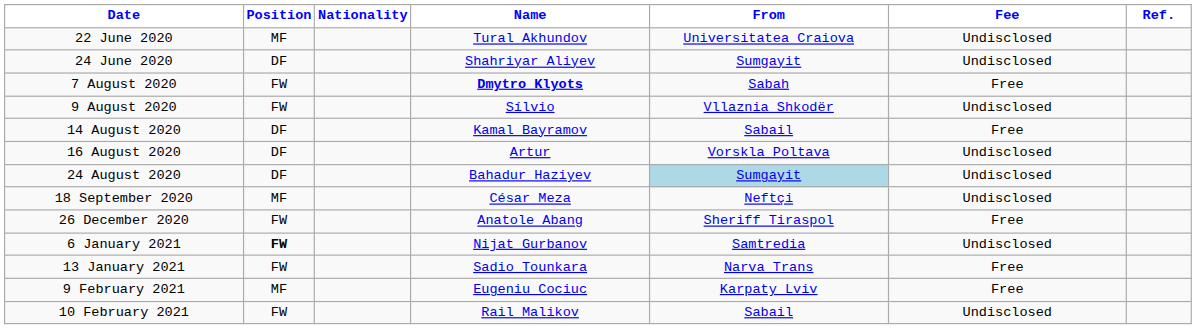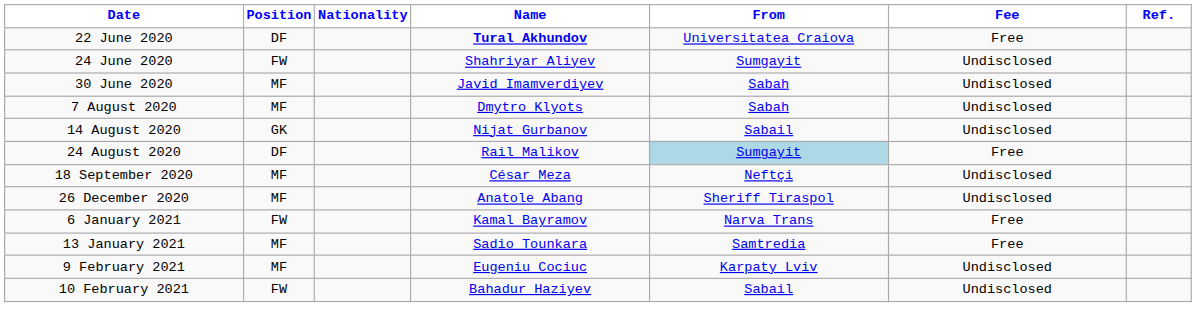(279, 38) MF -> (279, 38) DF
(530, 38) normal -> (530, 38) bold
(1007, 38) Undisclosed -> (1007, 38) Free
(279, 61) DF -> (279, 61) FW
+ row: (124, 84)
(279, 84) FW -> (279, 107) MF
(530, 84) bold -> (530, 107) normal
(1007, 84) Free -> (1007, 107) Undisclosed
- row: (124, 107)
(279, 130) DF -> (279, 130) GK
(530, 130) Kamal Bayramov -> (530, 130) Nijat Gurbanov
(1007, 130) Free -> (1007, 130) Undisclosed
- row: (124, 152)
(530, 175) Bahadur Haziyev -> (530, 152) Rail Malikov
(1007, 175) Undisclosed -> (1007, 152) Free
(279, 221) FW -> (279, 198) MF
(1007, 221) Free -> (1007, 198) Undisclosed
(279, 244) bold -> (279, 221) normal
(530, 244) Nijat Gurbanov -> (530, 221) Kamal Bayramov
(769, 244) Samtredia -> (769, 221) Narva Trans
(1007, 244) Undisclosed -> (1007, 221) Free
(279, 266) FW -> (279, 244) MF
(769, 266) Narva Trans -> (769, 244) Samtredia
(1007, 289) Free -> (1007, 266) Undisclosed
(530, 312) Rail Malikov -> (530, 289) Bahadur Haziyev
